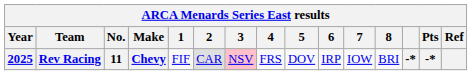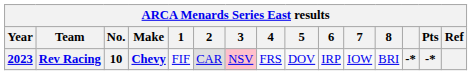(20, 59) 2025 -> (20, 59) 2023
(116, 59) 11 -> (116, 59) 10
